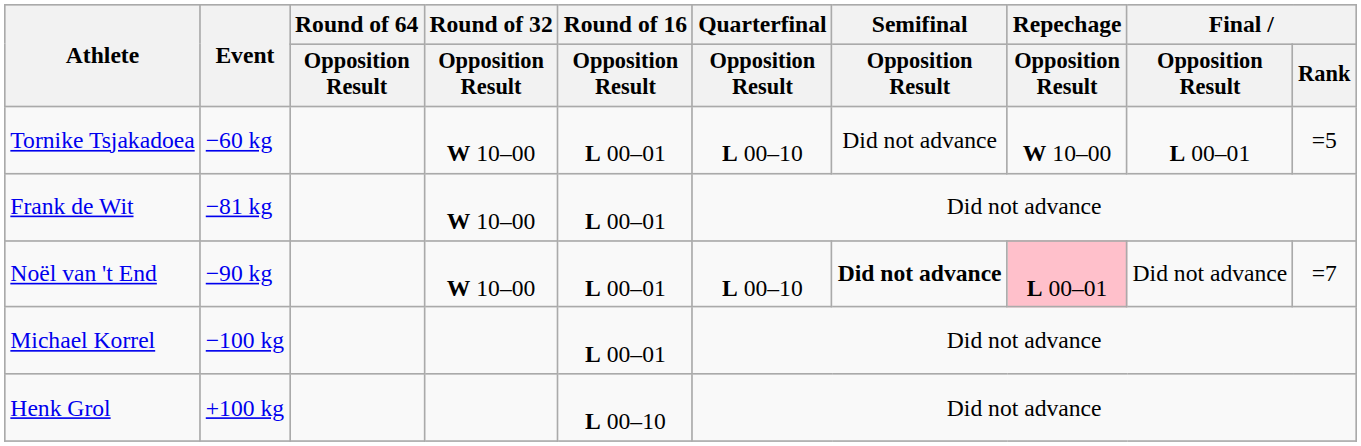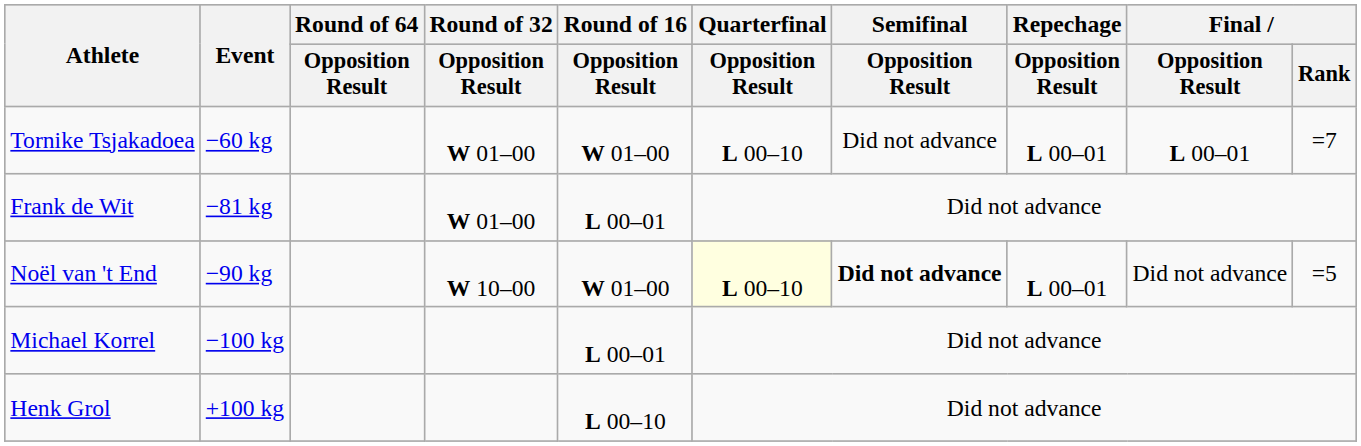(491, 154) W 10–00 -> (491, 154) W 01–00
(625, 154) L 00–01 -> (625, 154) W 01–00
(1067, 154) W 10–00 -> (1067, 154) L 00–01
(1324, 140) =5 -> (1324, 140) =7
(491, 221) W 10–00 -> (491, 221) W 01–00
(625, 287) L 00–01 -> (625, 287) W 01–00
(762, 287) no background -> (762, 287) lightyellow background
(1067, 287) pink background -> (1067, 287) no background
(1324, 274) =7 -> (1324, 274) =5
